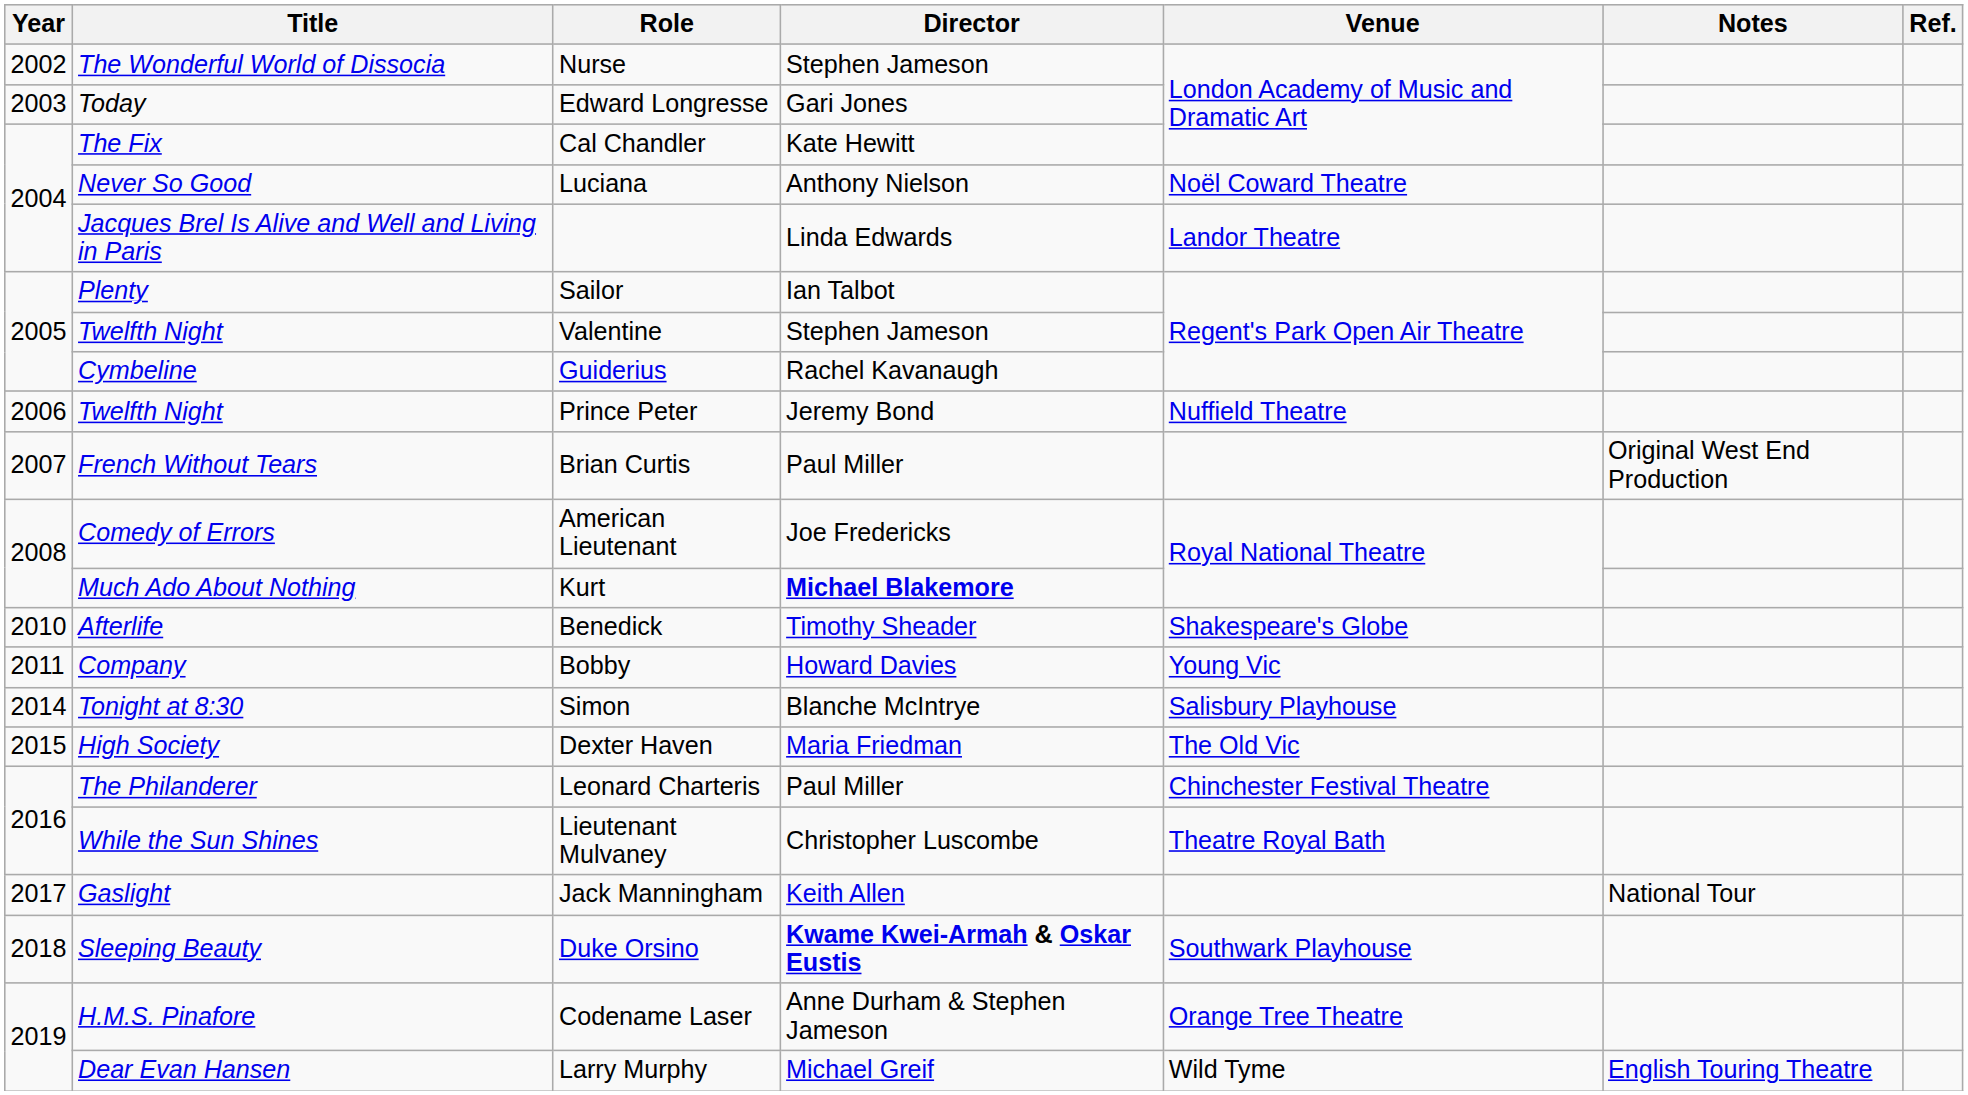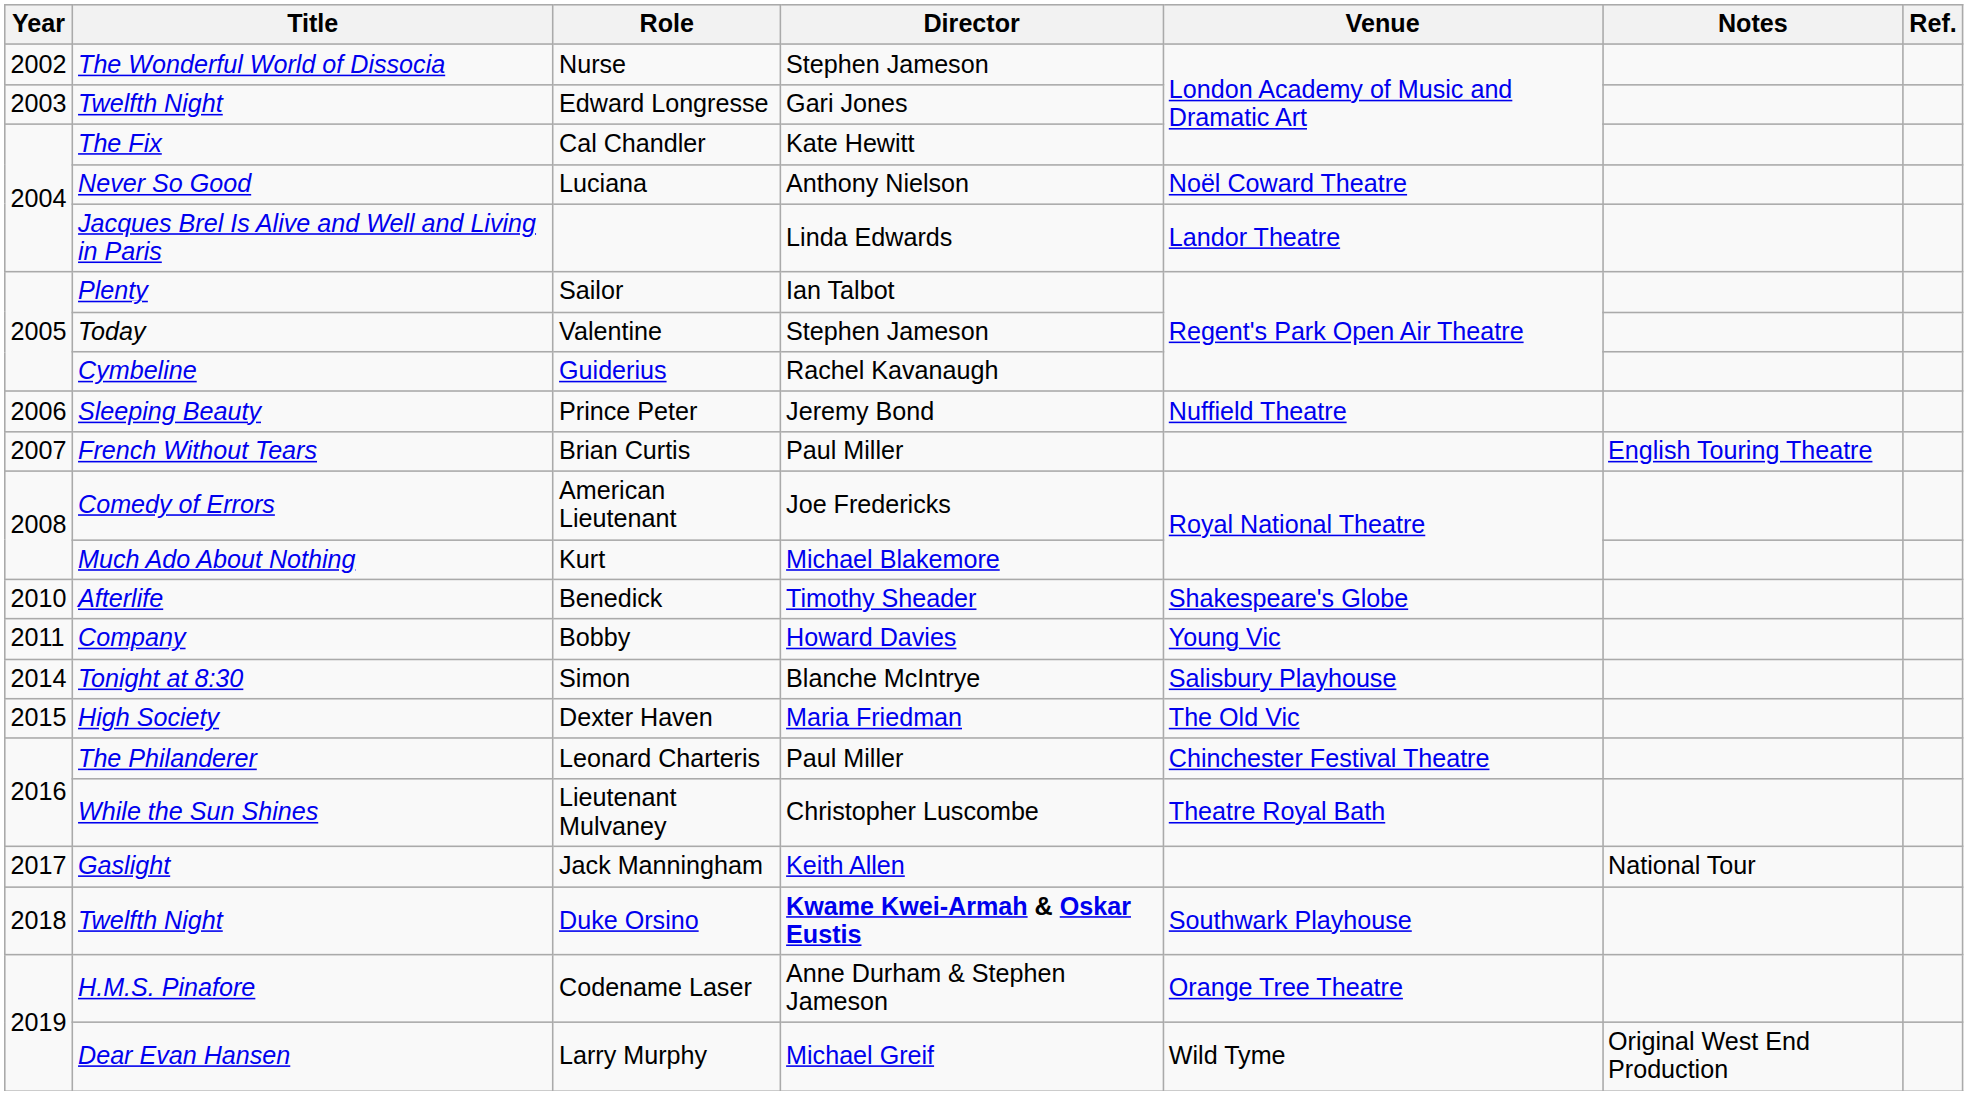(112, 104) Today -> (150, 104) Twelfth Night
(150, 331) Twelfth Night -> (112, 331) Today
(150, 411) Twelfth Night -> (170, 411) Sleeping Beauty
(1709, 465) Original West End Production -> (1740, 451) English Touring Theatre
(900, 587) bold -> (893, 559) normal
(170, 948) Sleeping Beauty -> (150, 920) Twelfth Night
(1740, 1070) English Touring Theatre -> (1709, 1056) Original West End Production
